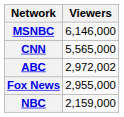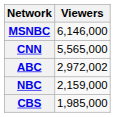- row: (33, 85)
+ row: (29, 103)
